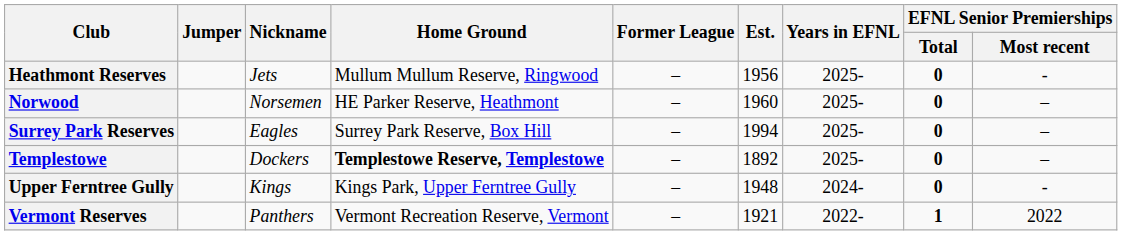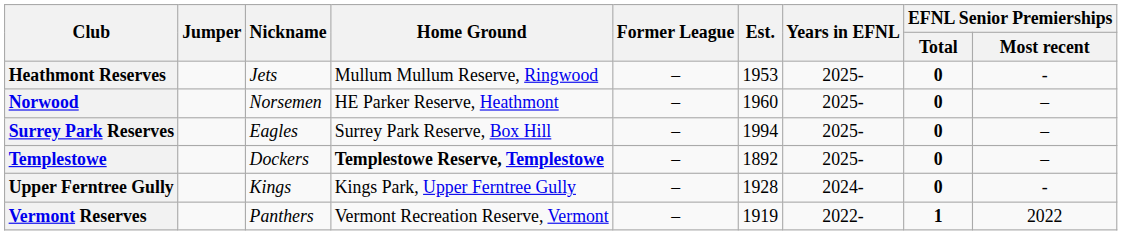(760, 74) 1956 -> (760, 74) 1953
(760, 187) 1948 -> (760, 187) 1928
(760, 215) 1921 -> (760, 215) 1919
